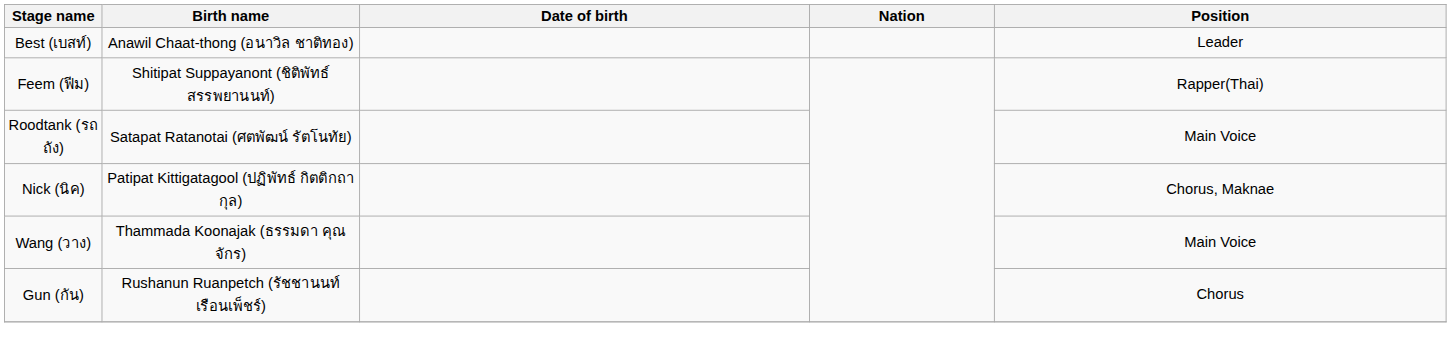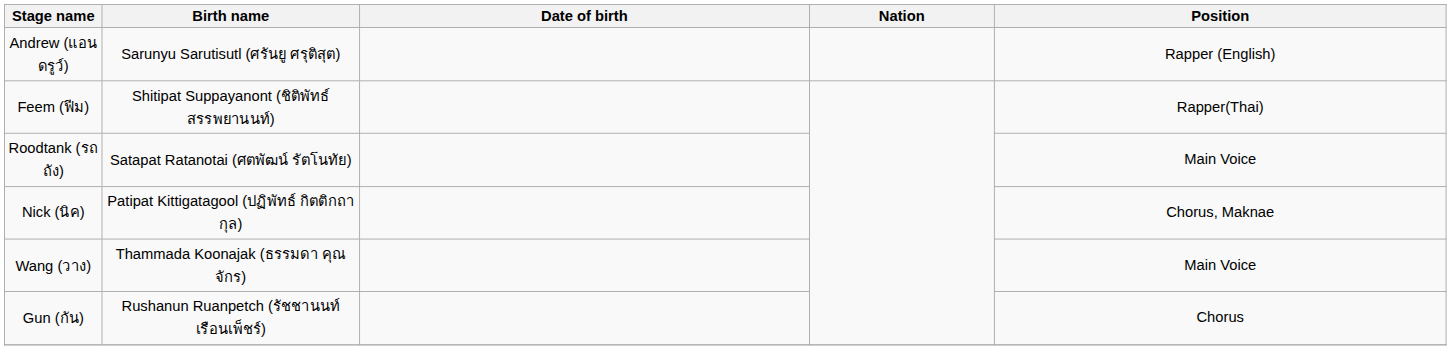- row: (53, 43)
+ row: (53, 54)
